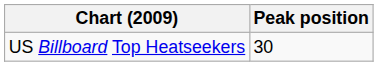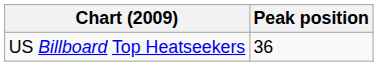(263, 46) 30 -> (263, 46) 36
